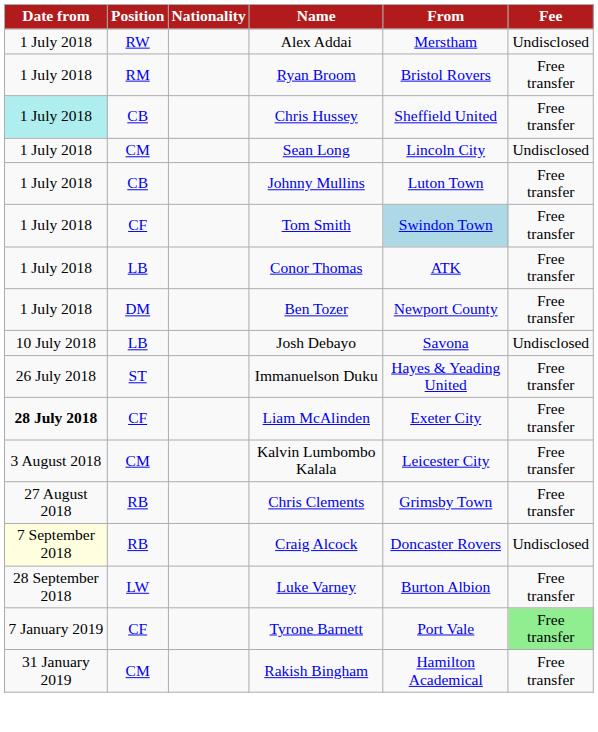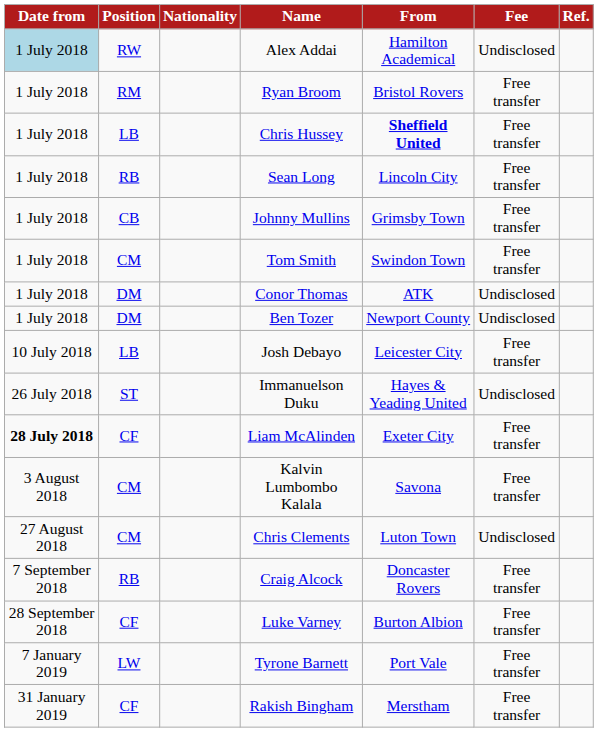+ column: (576, 16)
(56, 41) no background -> (52, 50) lightblue background
(446, 41) Merstham -> (418, 50) Hamilton Academical
(56, 116) paleturquoise background -> (52, 134) no background
(138, 116) CB -> (129, 134) LB
(446, 116) normal -> (418, 134) bold
(138, 150) CM -> (129, 176) RB
(551, 150) Undisclosed -> (517, 176) Free transfer
(446, 183) Luton Town -> (418, 218) Grimsby Town
(138, 225) CF -> (129, 260) CM
(446, 225) lightblue background -> (418, 260) no background
(138, 267) LB -> (129, 293) DM
(551, 267) Free transfer -> (517, 293) Undisclosed
(551, 309) Free transfer -> (517, 318) Undisclosed
(446, 343) Savona -> (418, 351) Leicester City
(551, 343) Undisclosed -> (517, 351) Free transfer
(551, 376) Free transfer -> (517, 393) Undisclosed
(446, 460) Leicester City -> (418, 486) Savona
(138, 502) RB -> (129, 537) CM
(446, 502) Grimsby Town -> (418, 537) Luton Town
(551, 502) Free transfer -> (517, 537) Undisclosed
(56, 544) lightyellow background -> (52, 579) no background
(551, 544) Undisclosed -> (517, 579) Free transfer
(138, 586) LW -> (129, 621) CF
(138, 628) CF -> (129, 663) LW
(551, 628) lightgreen background -> (517, 663) no background
(138, 670) CM -> (129, 705) CF
(446, 670) Hamilton Academical -> (418, 705) Merstham
